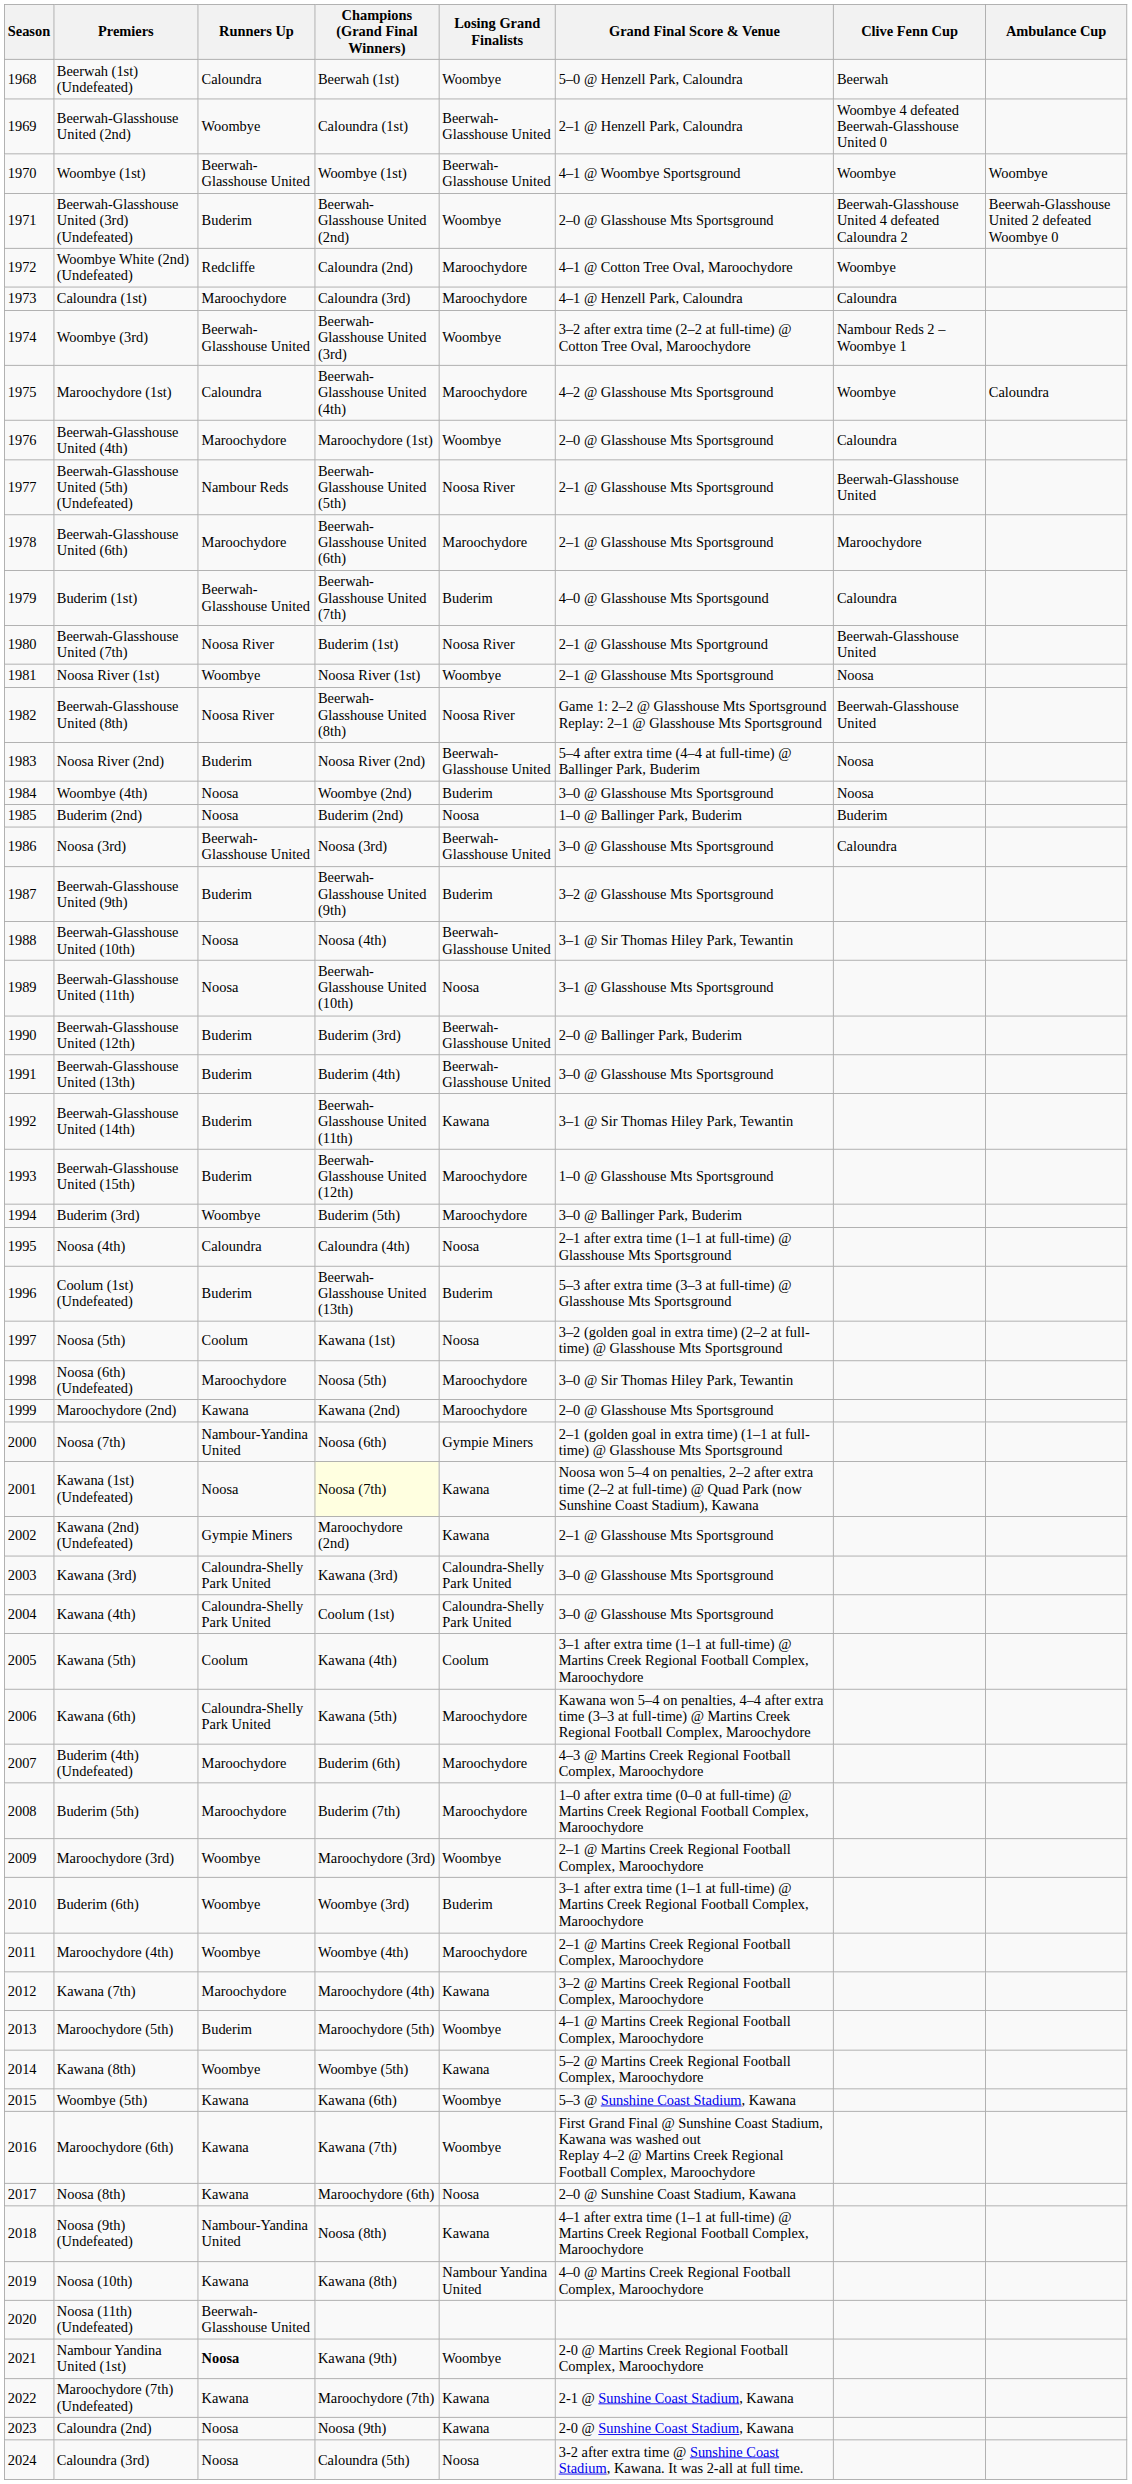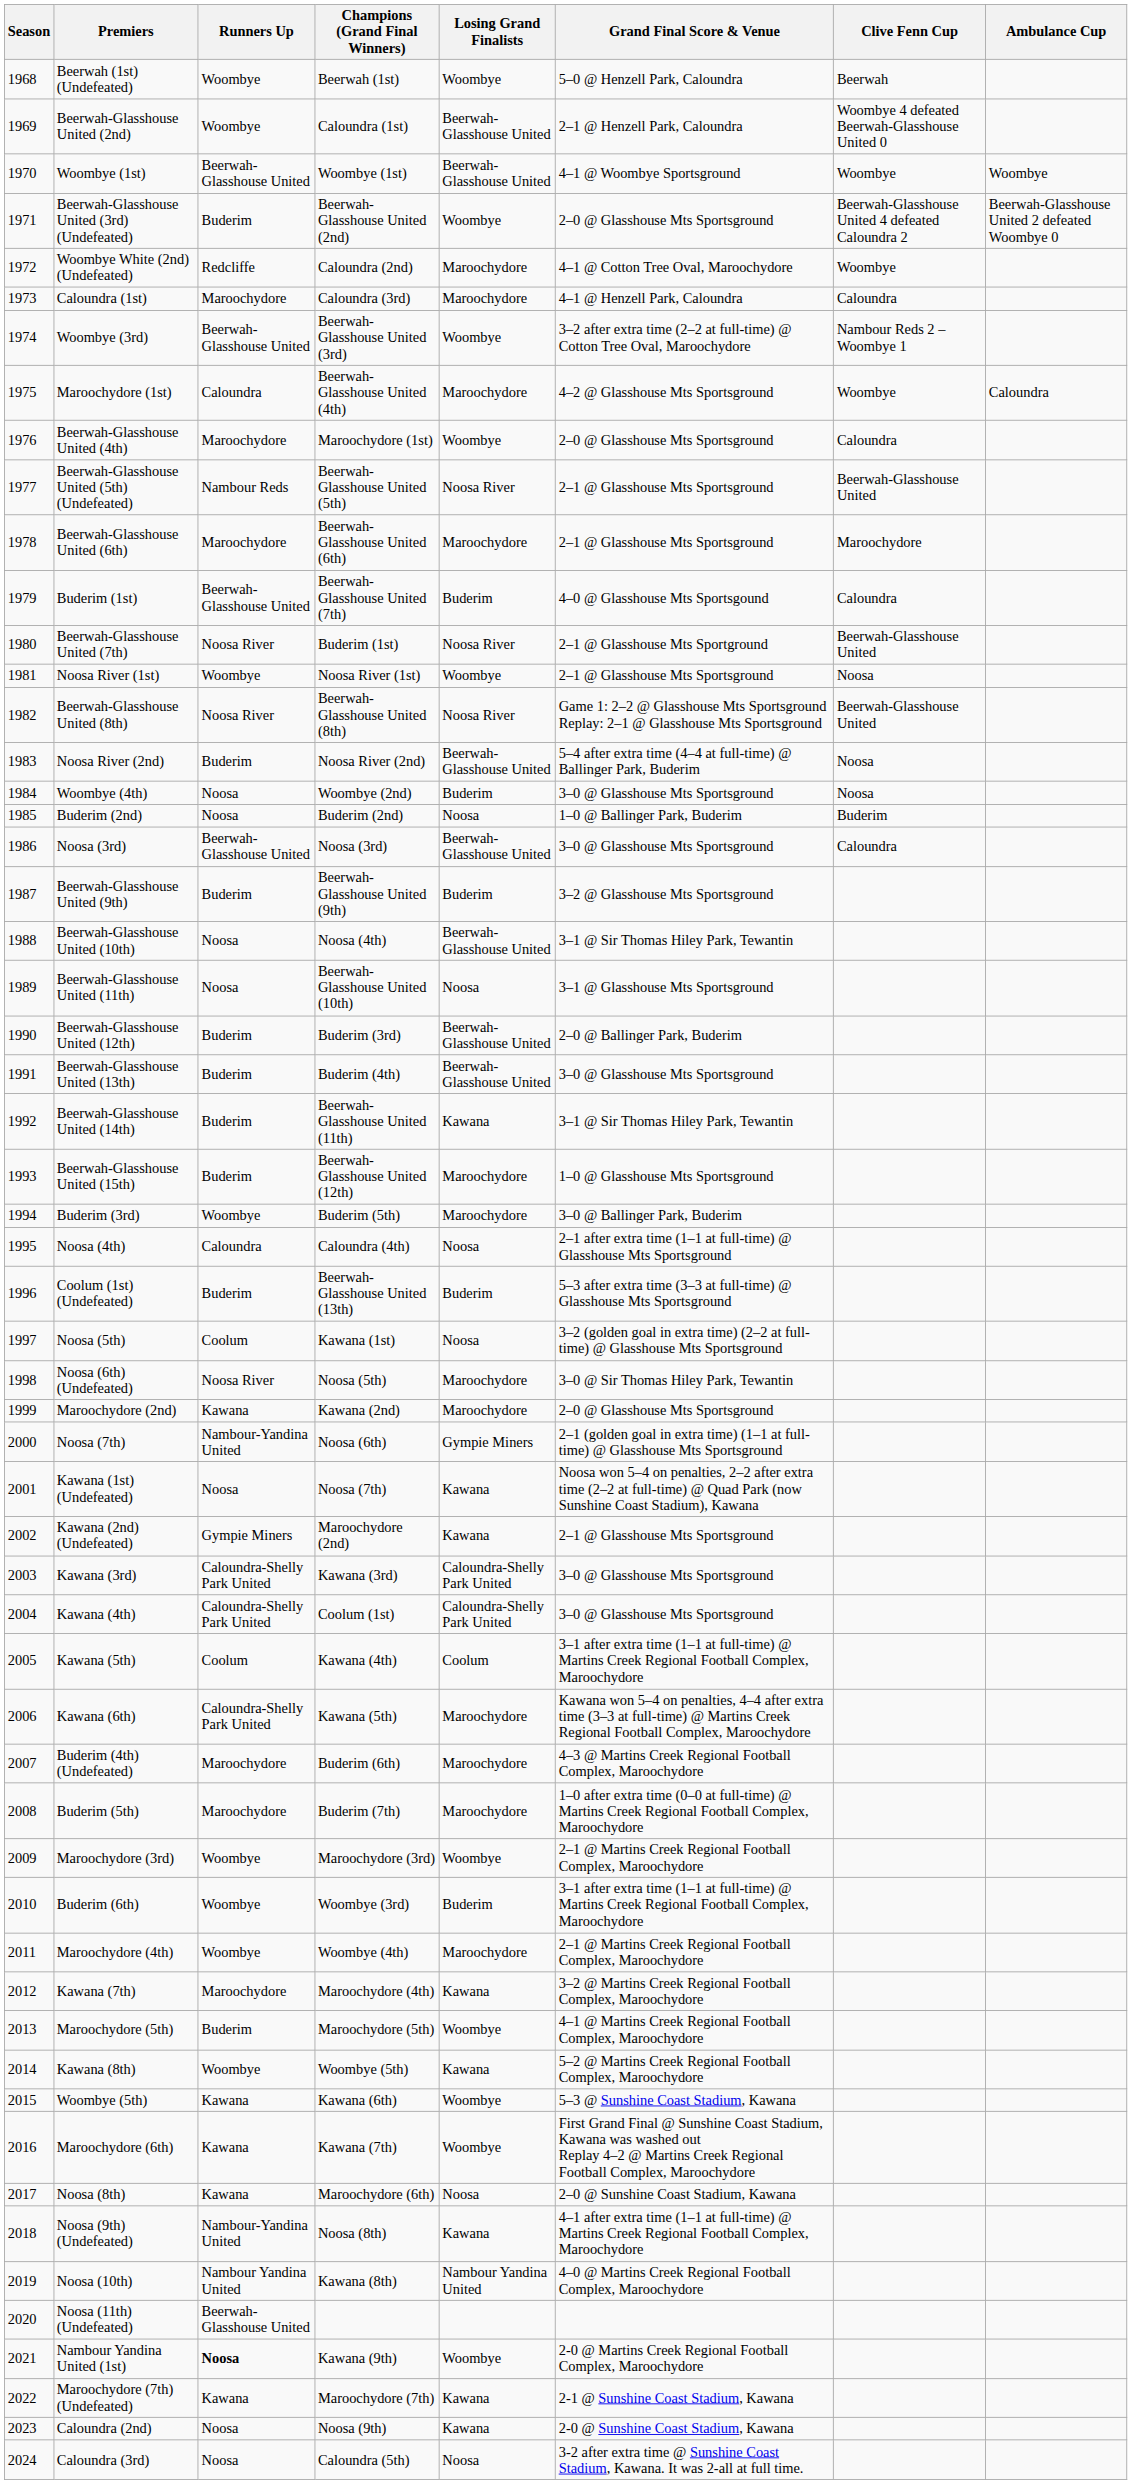(232, 79) Caloundra -> (231, 79) Woombye
(244, 1379) Maroochydore -> (238, 1379) Noosa River
(352, 1488) lightyellow background -> (352, 1488) no background
(225, 2280) Kawana -> (254, 2280) Nambour Yandina United
